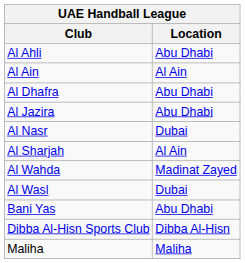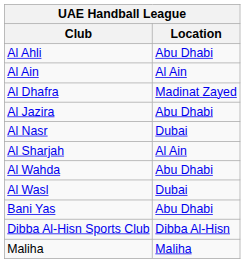(184, 92) Abu Dhabi -> (196, 92) Madinat Zayed
(196, 170) Madinat Zayed -> (184, 170) Abu Dhabi
